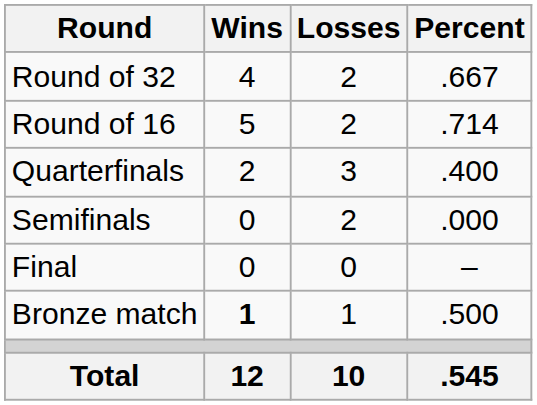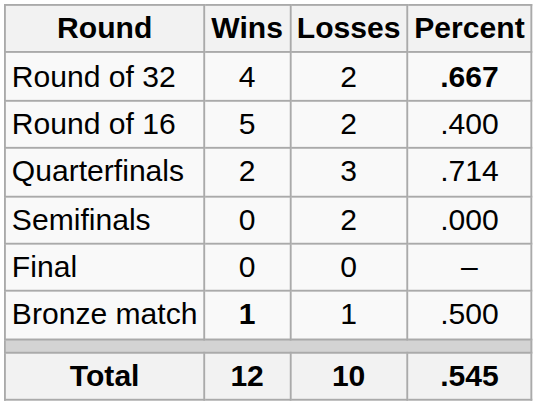(469, 76) normal -> (469, 76) bold
(469, 123) .714 -> (469, 123) .400
(469, 171) .400 -> (469, 171) .714
